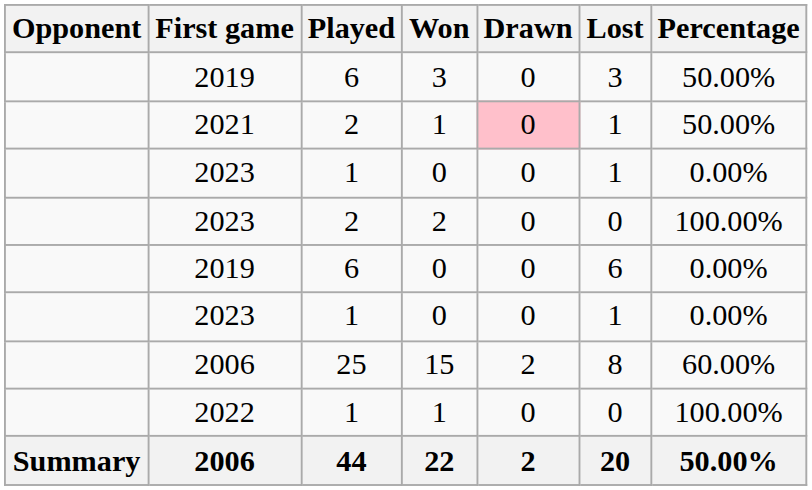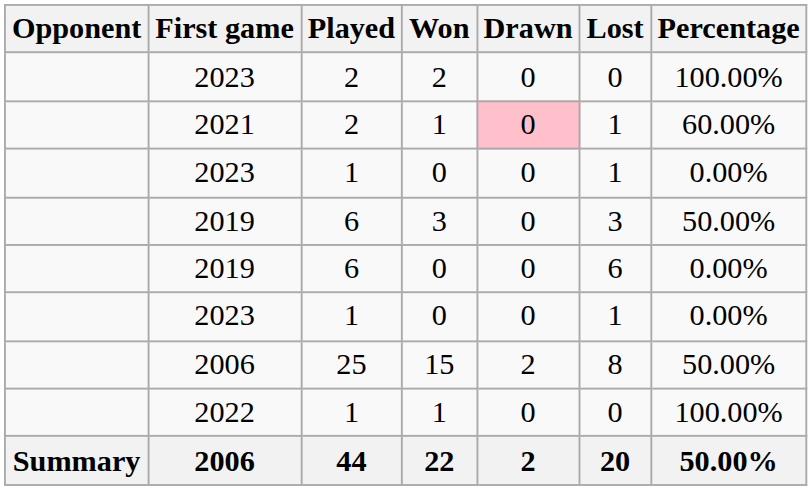rows swapped: (225, 220) <-> (225, 76)
(729, 124) 50.00% -> (729, 124) 60.00%
(729, 364) 60.00% -> (729, 364) 50.00%
